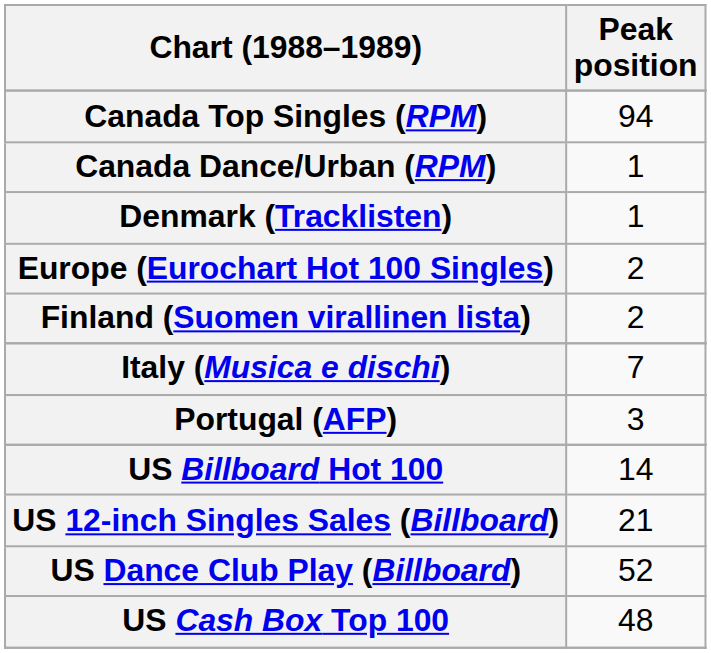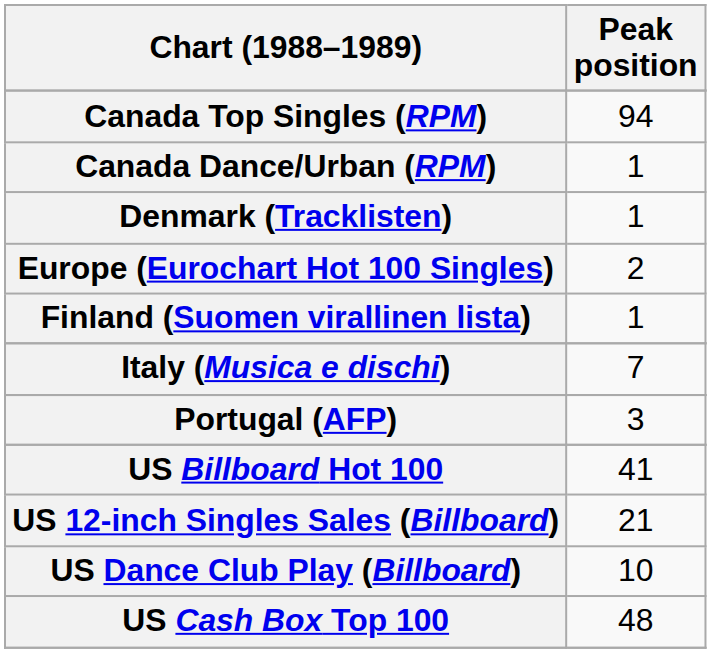(636, 318) 2 -> (636, 318) 1
(636, 469) 14 -> (636, 469) 41
(636, 570) 52 -> (636, 570) 10
